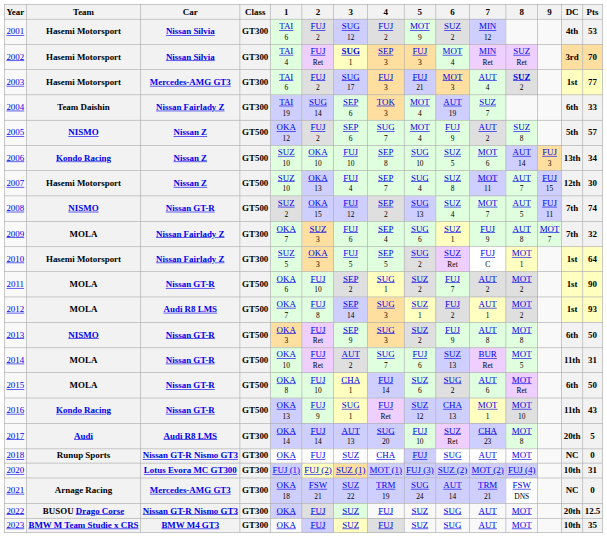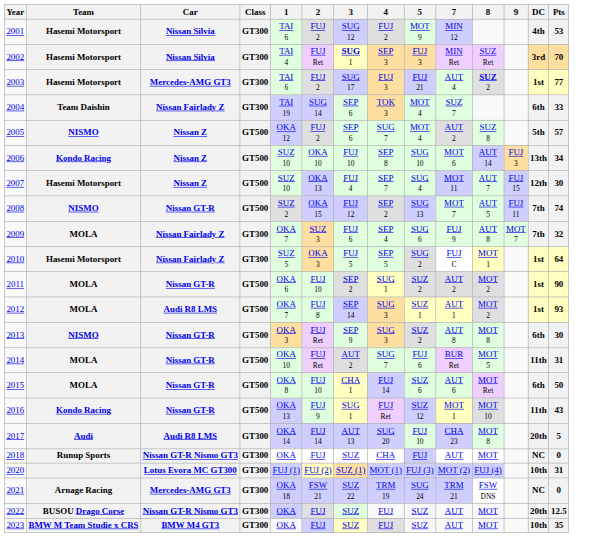- column: (453, 12)
(593, 335) 50 -> (559, 335) 30
